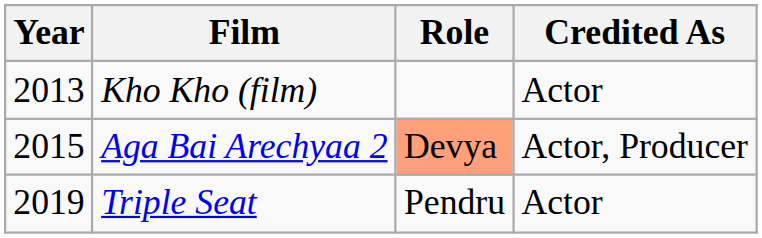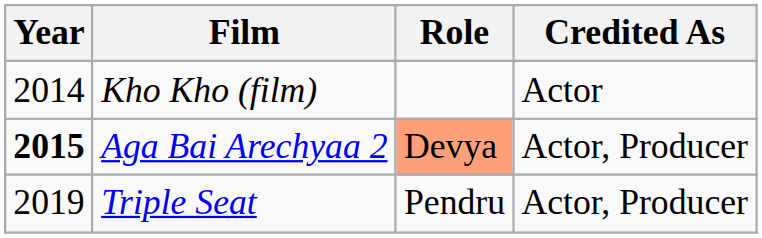(49, 89) 2013 -> (49, 89) 2014
(49, 145) normal -> (49, 145) bold
(562, 202) Actor -> (635, 202) Actor, Producer
